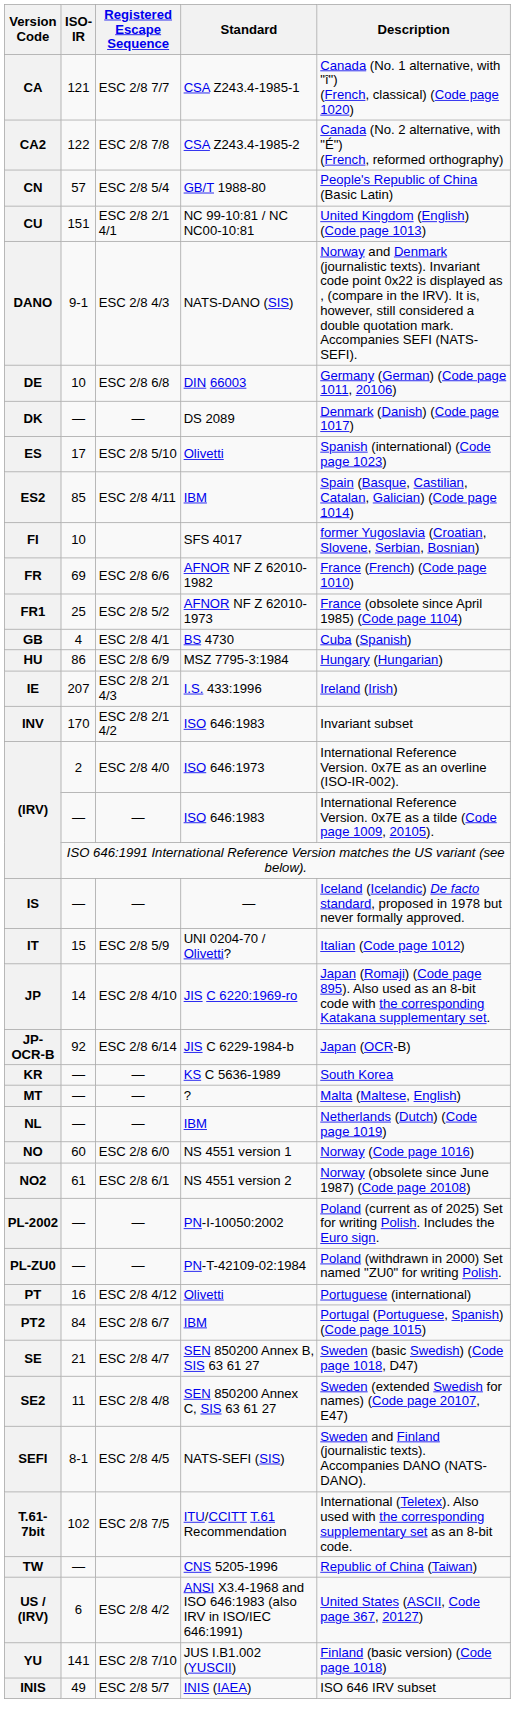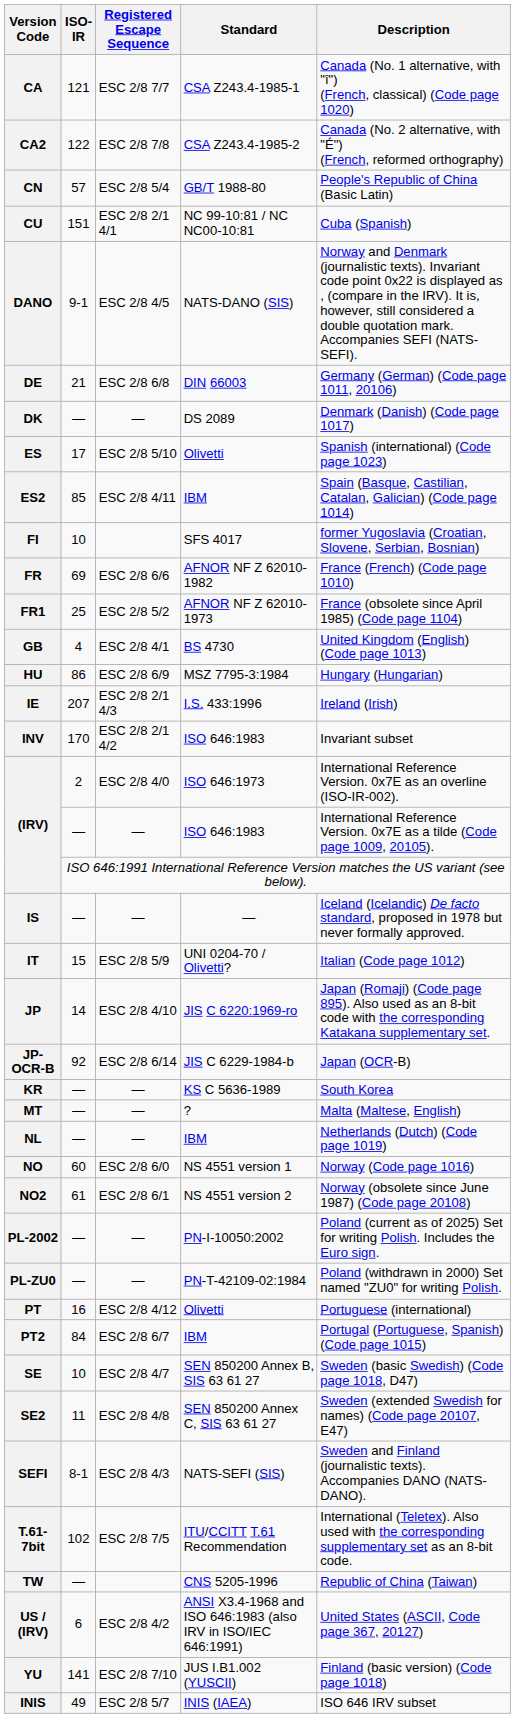(395, 223) United Kingdom (English) (Code page 1013) -> (366, 223) Cuba (Spanish)
(134, 303) ESC 2/8 4/3 -> (134, 303) ESC 2/8 4/5
(79, 383) 10 -> (79, 383) 21
(366, 639) Cuba (Spanish) -> (395, 647) United Kingdom (English) (Code page 1013)
(79, 1358) 21 -> (79, 1373) 10
(134, 1459) ESC 2/8 4/5 -> (134, 1473) ESC 2/8 4/3
